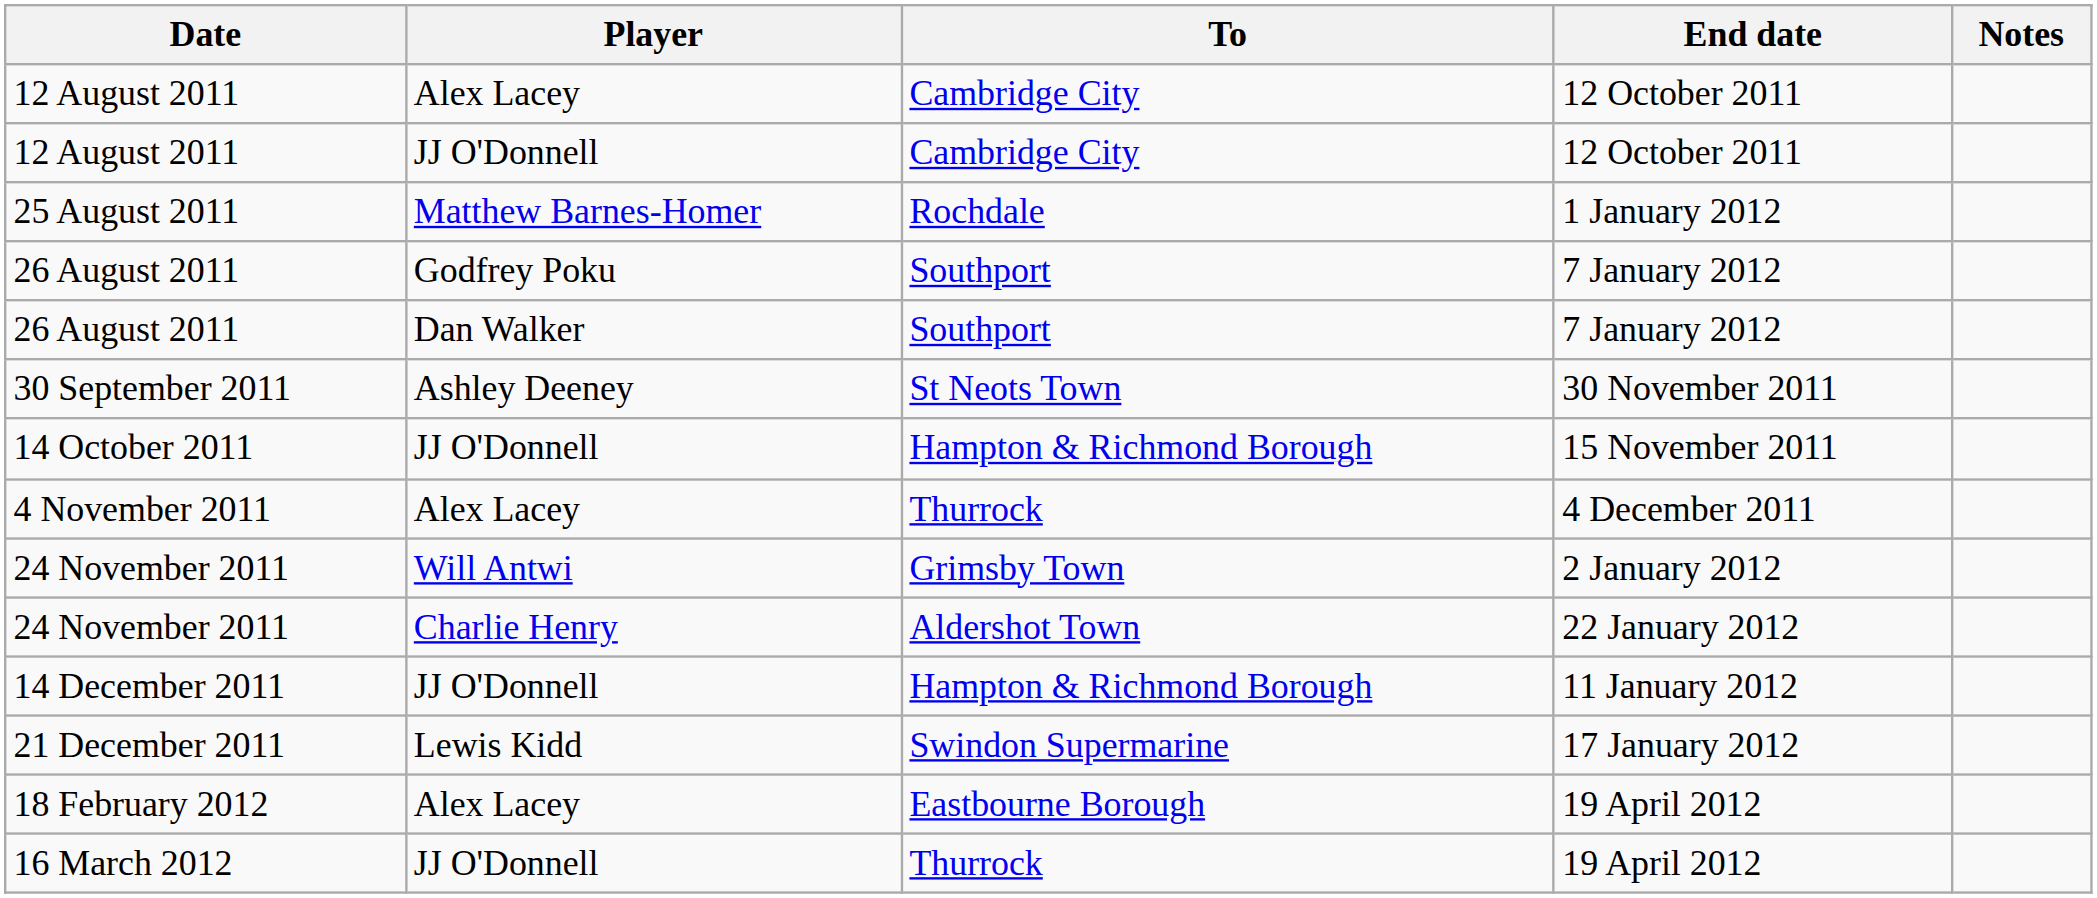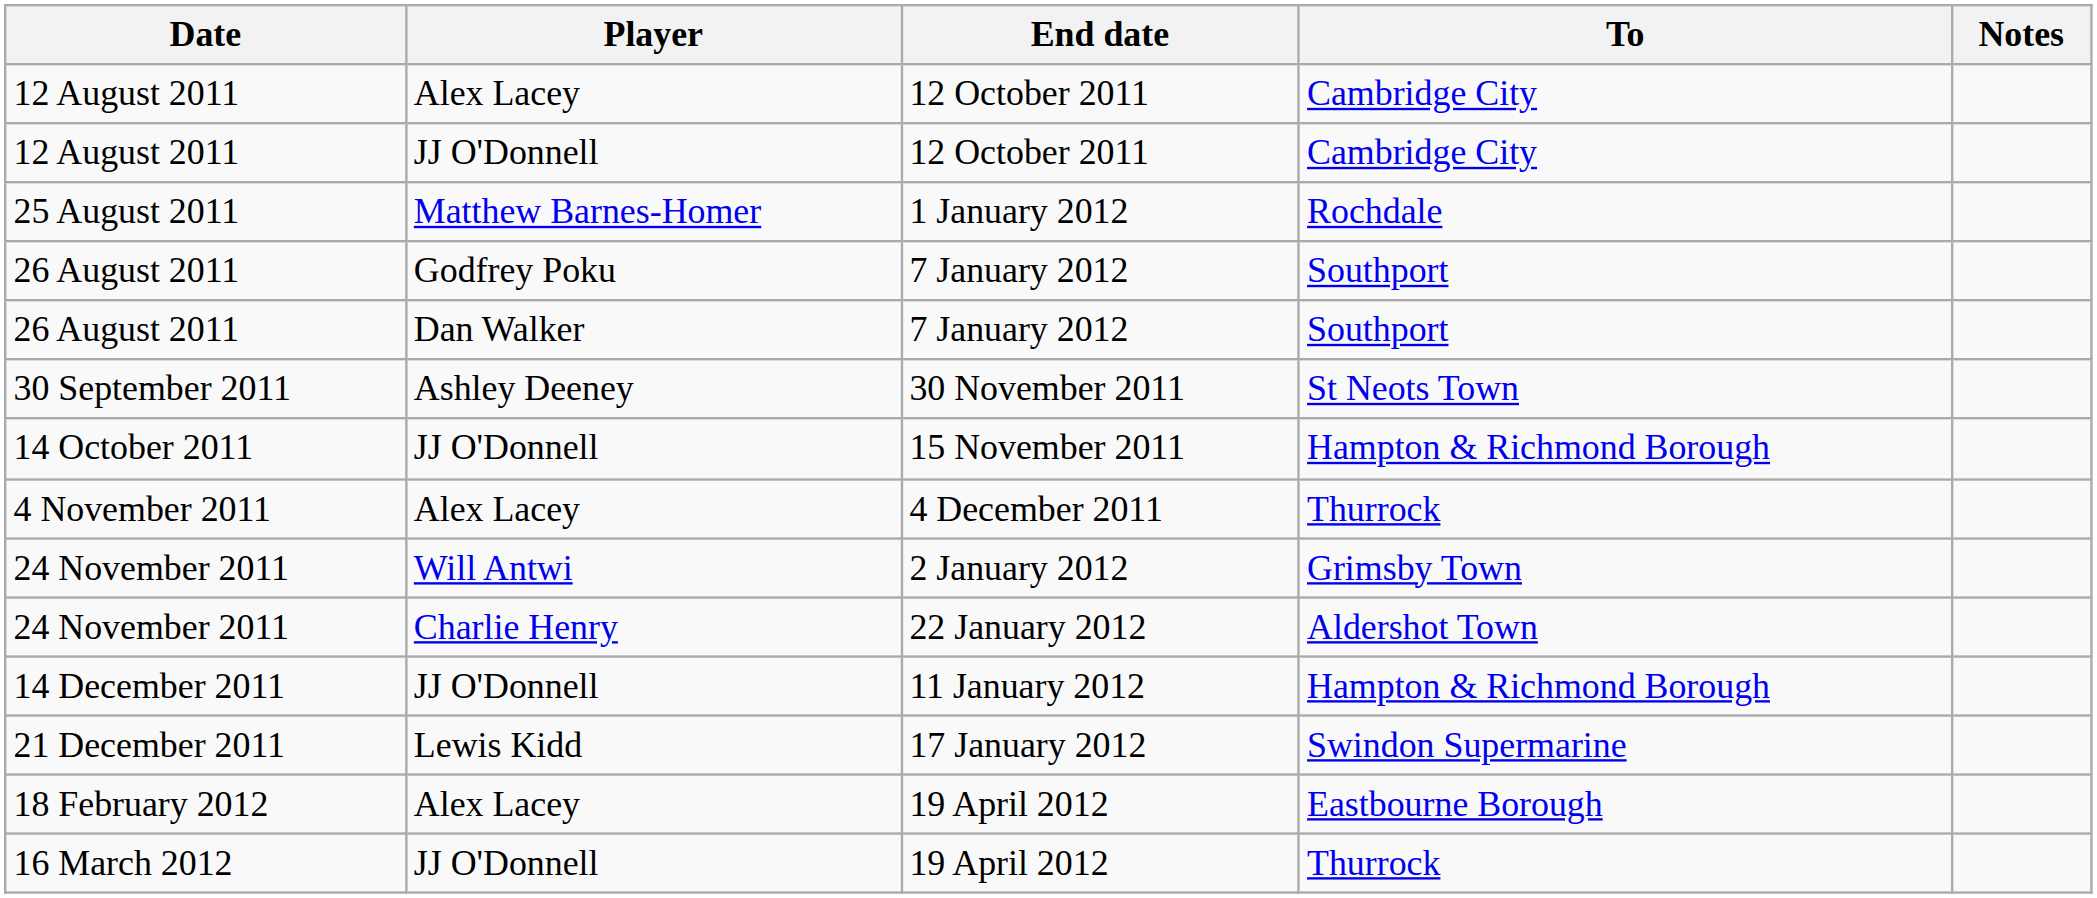columns swapped: (1228, 34) <-> (1753, 34)
